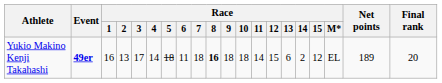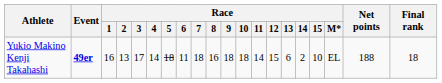(214, 58) bold -> (214, 58) normal
(317, 58) 12 -> (317, 58) 10
(366, 58) 189 -> (366, 58) 188
(413, 58) 20 -> (413, 58) 18
